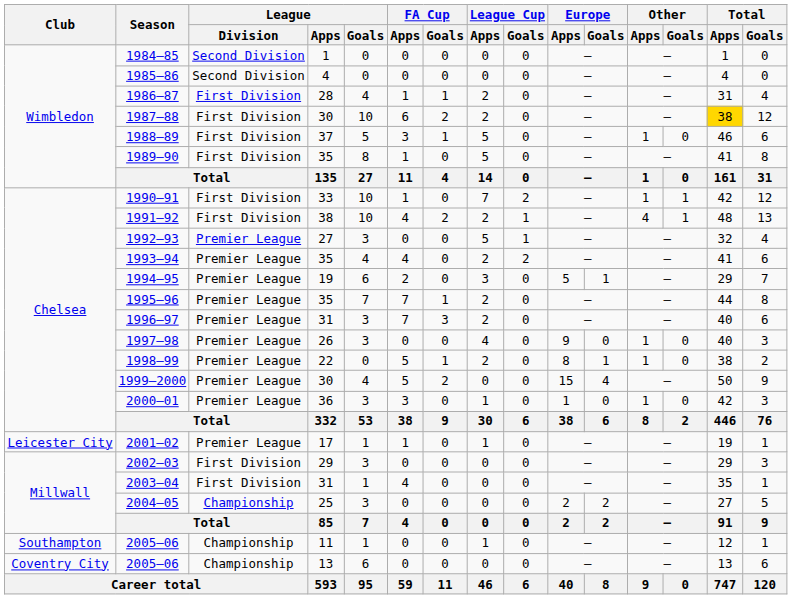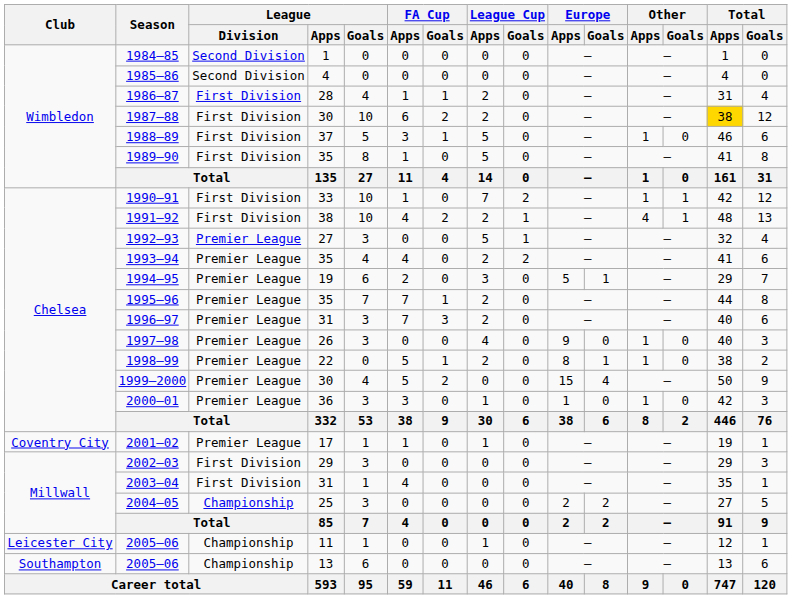(60, 442) Leicester City -> (60, 442) Coventry City
(60, 543) Southampton -> (60, 543) Leicester City
(60, 564) Coventry City -> (60, 564) Southampton
